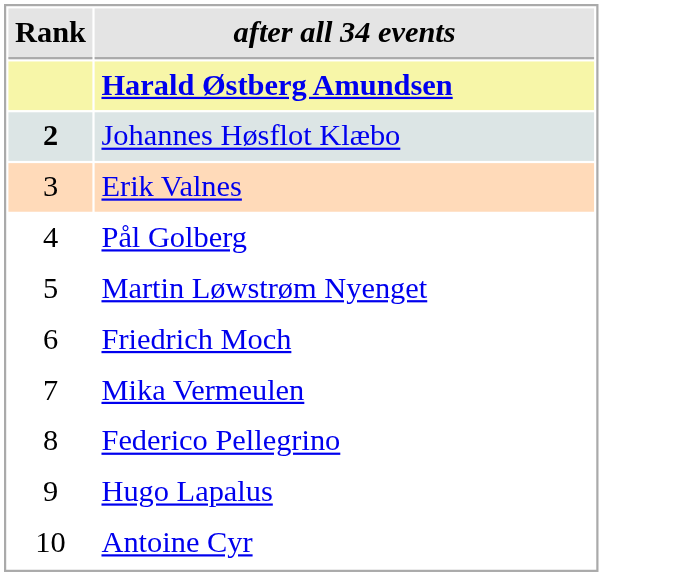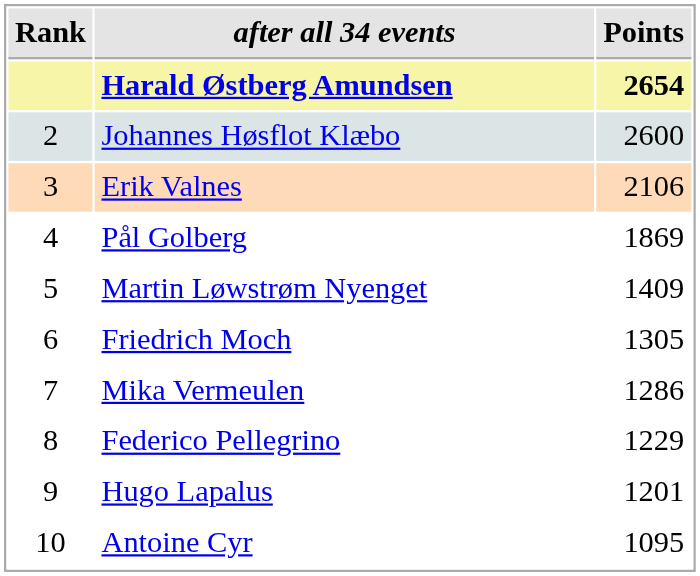+ column: (644, 32)
(51, 135) bold -> (51, 135) normal
